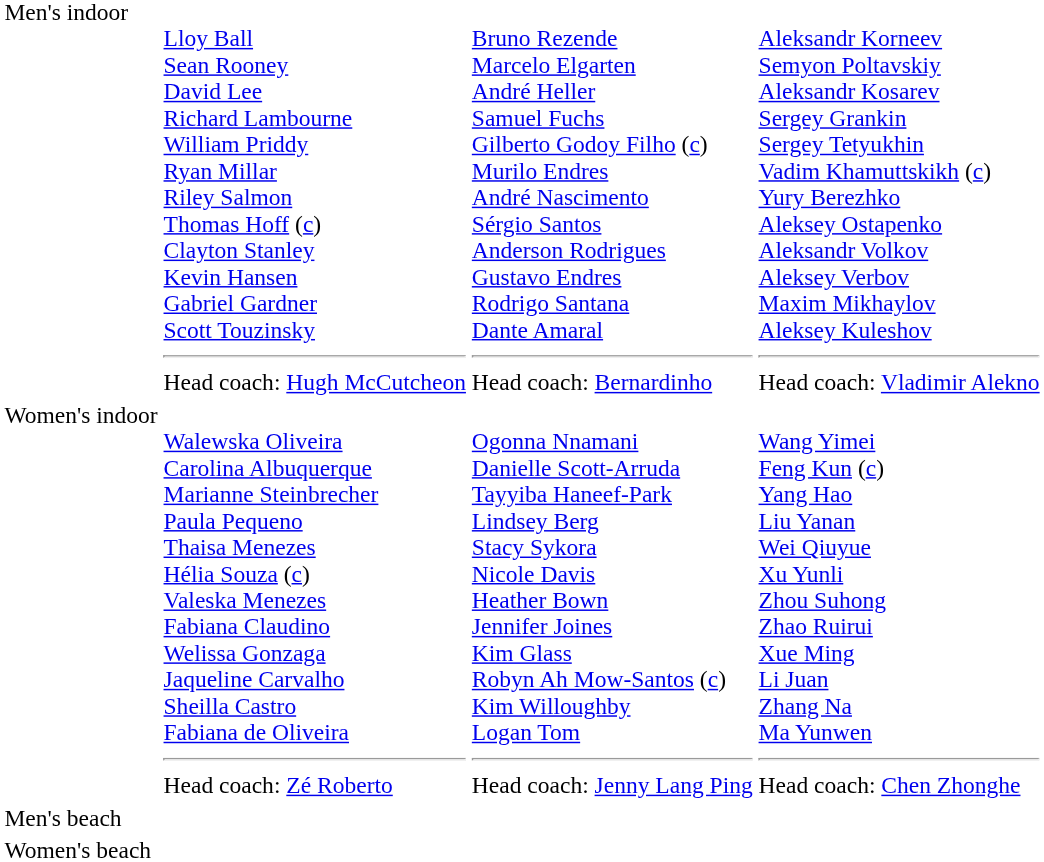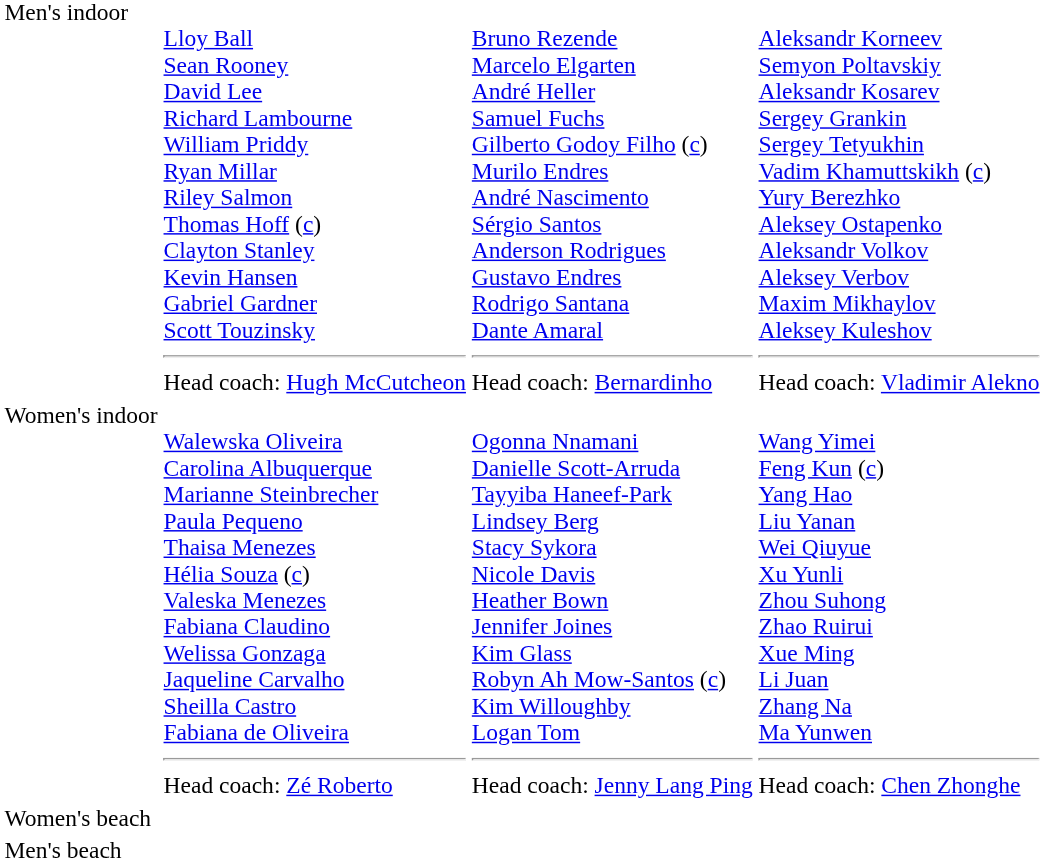rows swapped: (63, 817) <-> (78, 850)
